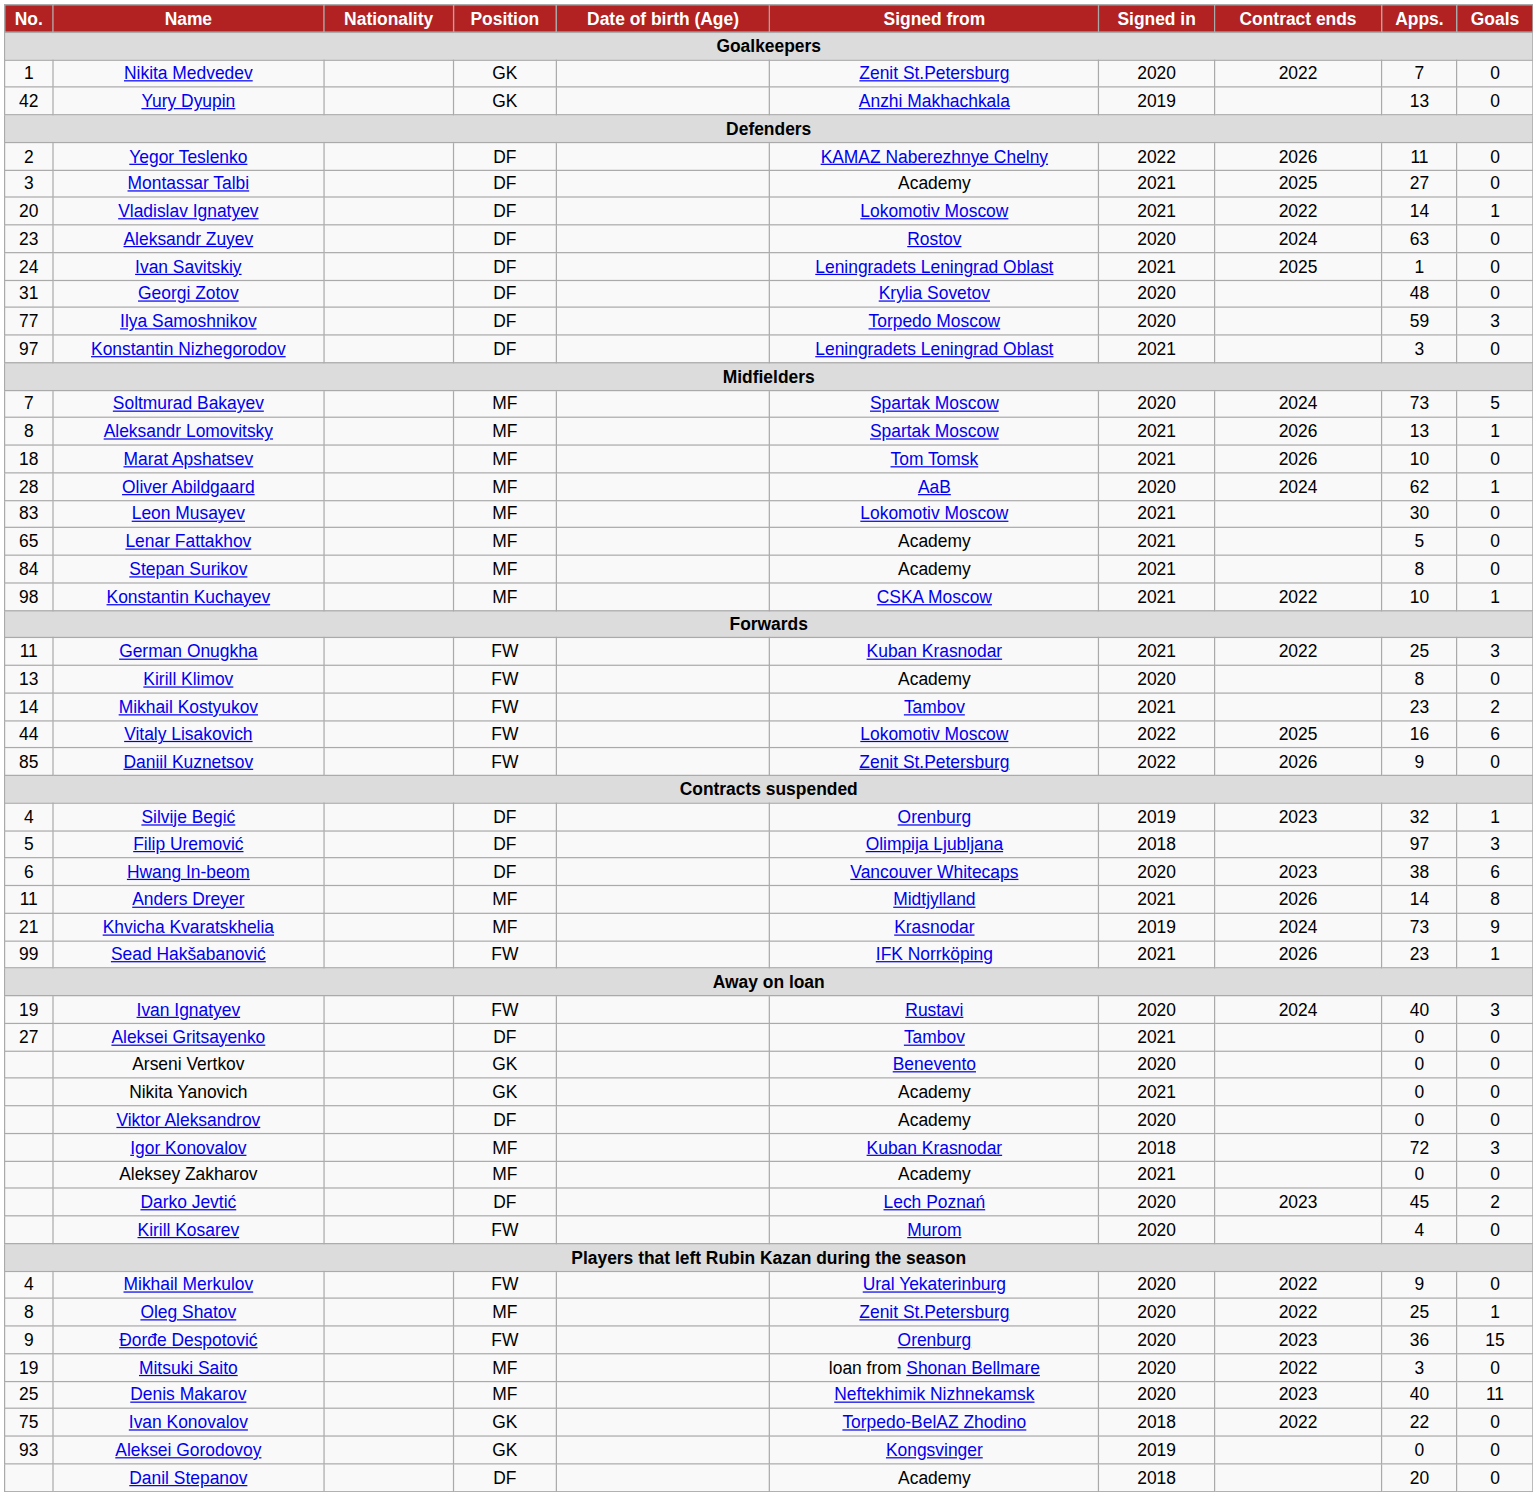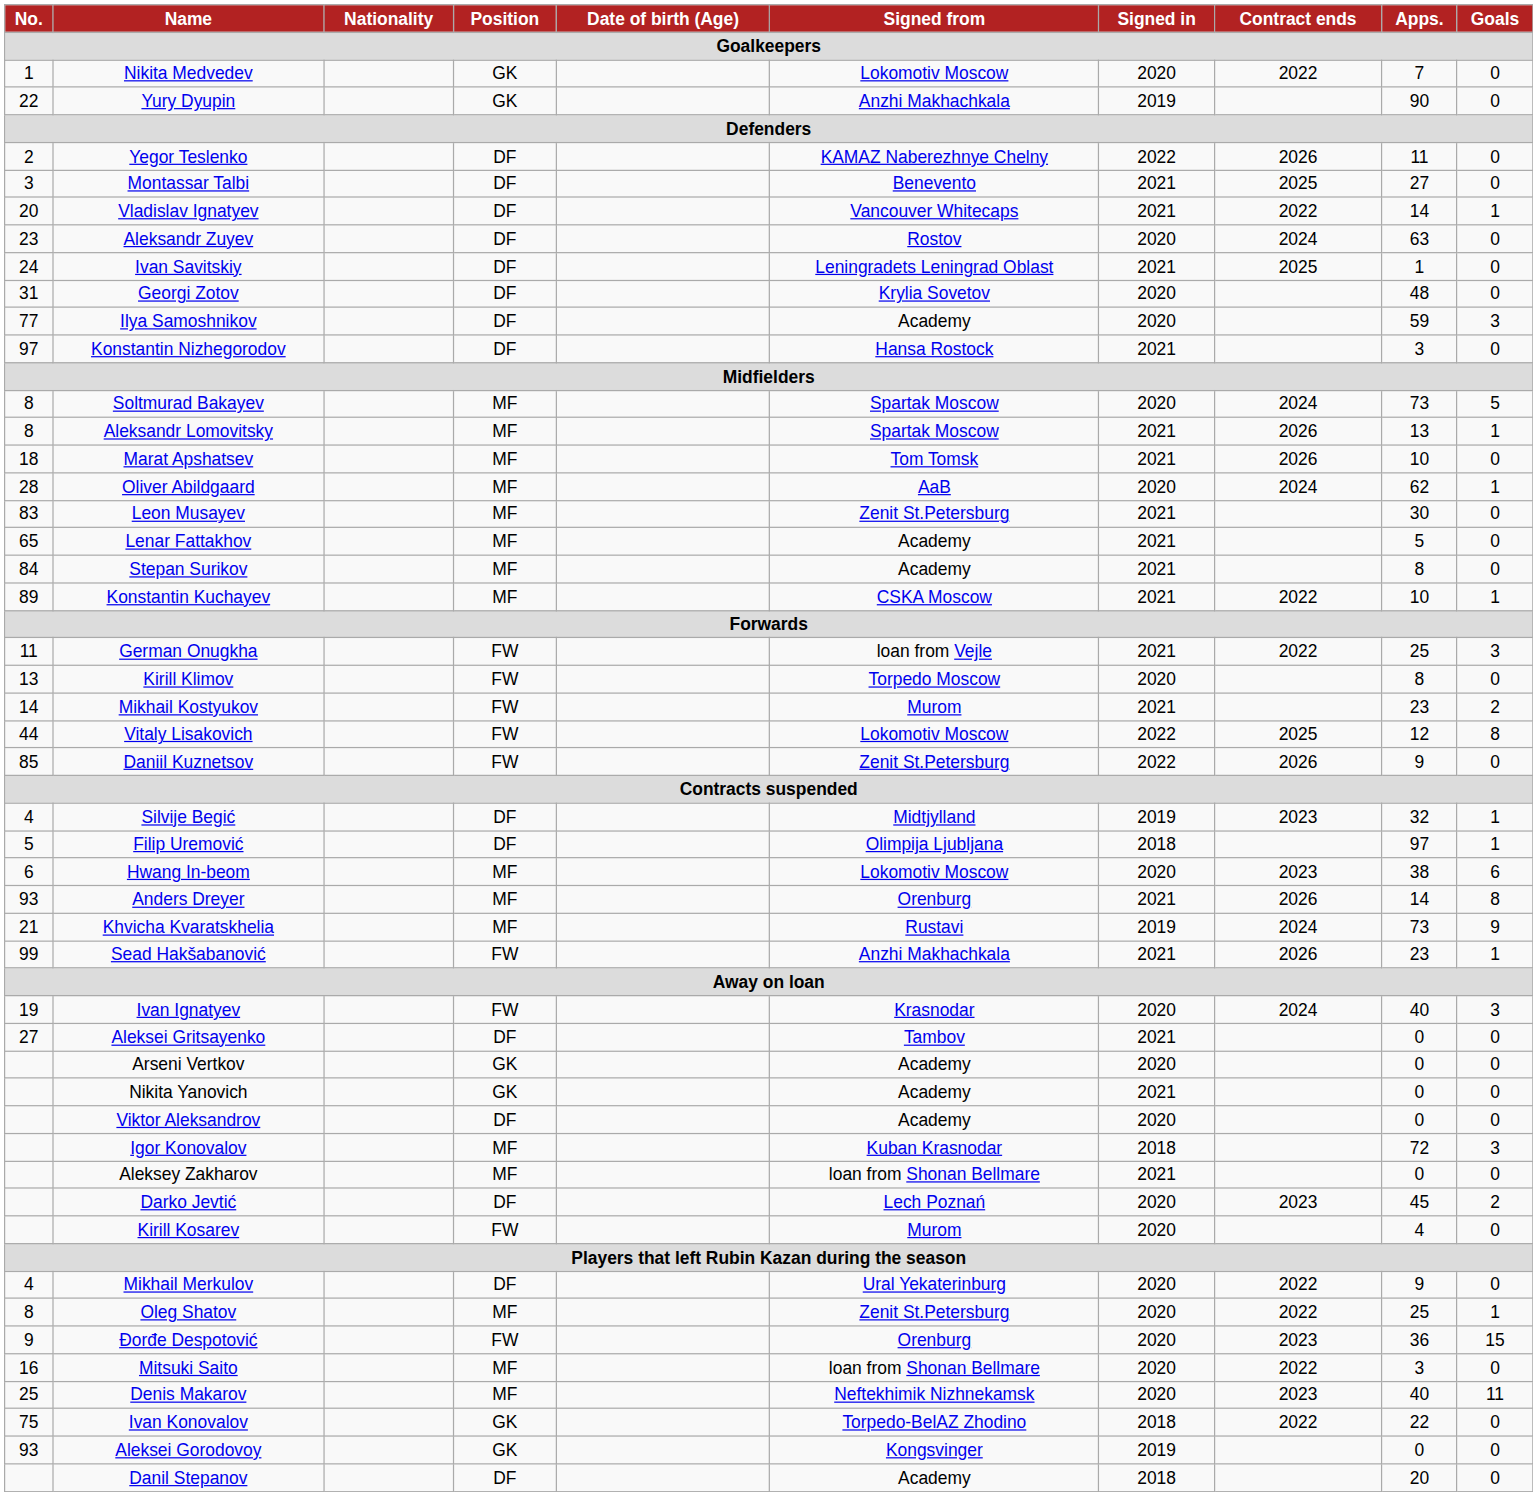(934, 74) Zenit St.Petersburg -> (934, 74) Lokomotiv Moscow
(29, 101) 42 -> (29, 101) 22
(1419, 101) 13 -> (1419, 101) 90
(934, 184) Academy -> (934, 184) Benevento
(934, 211) Lokomotiv Moscow -> (934, 211) Vancouver Whitecaps
(934, 322) Torpedo Moscow -> (934, 322) Academy
(934, 349) Leningradets Leningrad Oblast -> (934, 349) Hansa Rostock
(29, 404) 7 -> (29, 404) 8
(934, 514) Lokomotiv Moscow -> (934, 514) Zenit St.Petersburg
(29, 597) 98 -> (29, 597) 89
(934, 652) Kuban Krasnodar -> (934, 652) loan from Vejle
(934, 679) Academy -> (934, 679) Torpedo Moscow
(934, 707) Tambov -> (934, 707) Murom
(1419, 734) 16 -> (1419, 734) 12
(1495, 734) 6 -> (1495, 734) 8
(934, 817) Orenburg -> (934, 817) Midtjylland
(1495, 845) 3 -> (1495, 845) 1
(505, 872) DF -> (505, 872) MF
(934, 872) Vancouver Whitecaps -> (934, 872) Lokomotiv Moscow
(29, 900) 11 -> (29, 900) 93
(934, 900) Midtjylland -> (934, 900) Orenburg
(934, 927) Krasnodar -> (934, 927) Rustavi
(934, 955) IFK Norrköping -> (934, 955) Anzhi Makhachkala
(934, 1010) Rustavi -> (934, 1010) Krasnodar
(934, 1065) Benevento -> (934, 1065) Academy
(934, 1175) Academy -> (934, 1175) loan from Shonan Bellmare
(505, 1285) FW -> (505, 1285) DF
(29, 1368) 19 -> (29, 1368) 16
